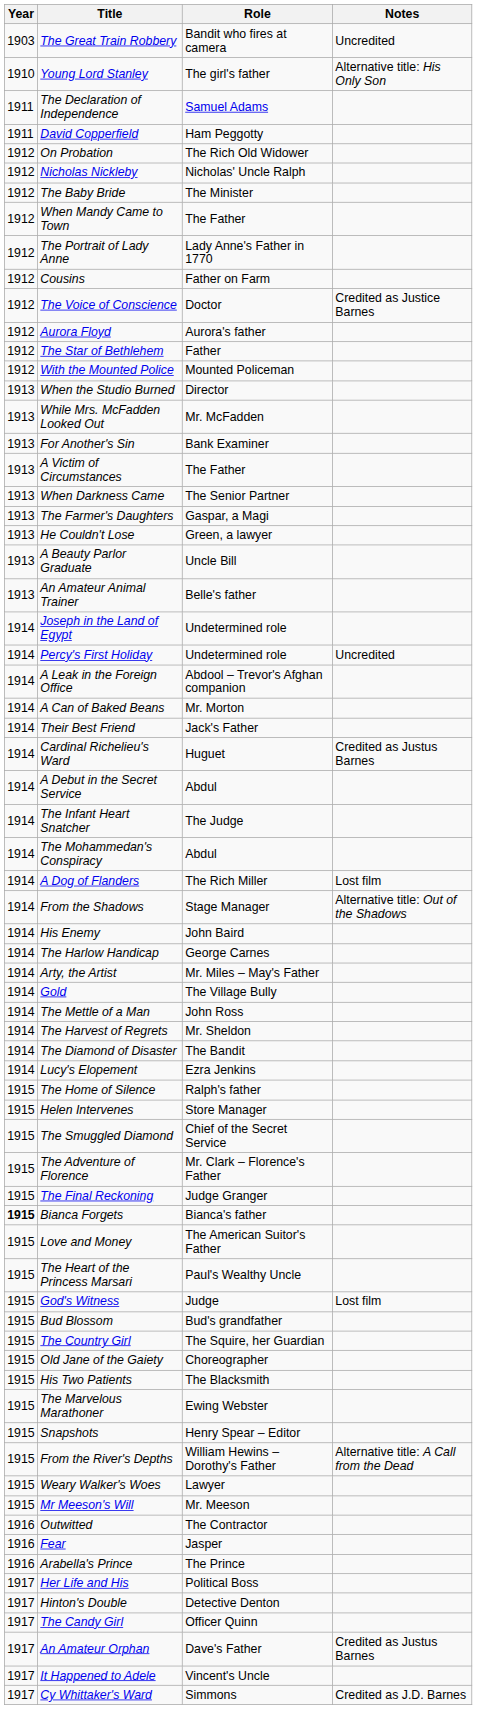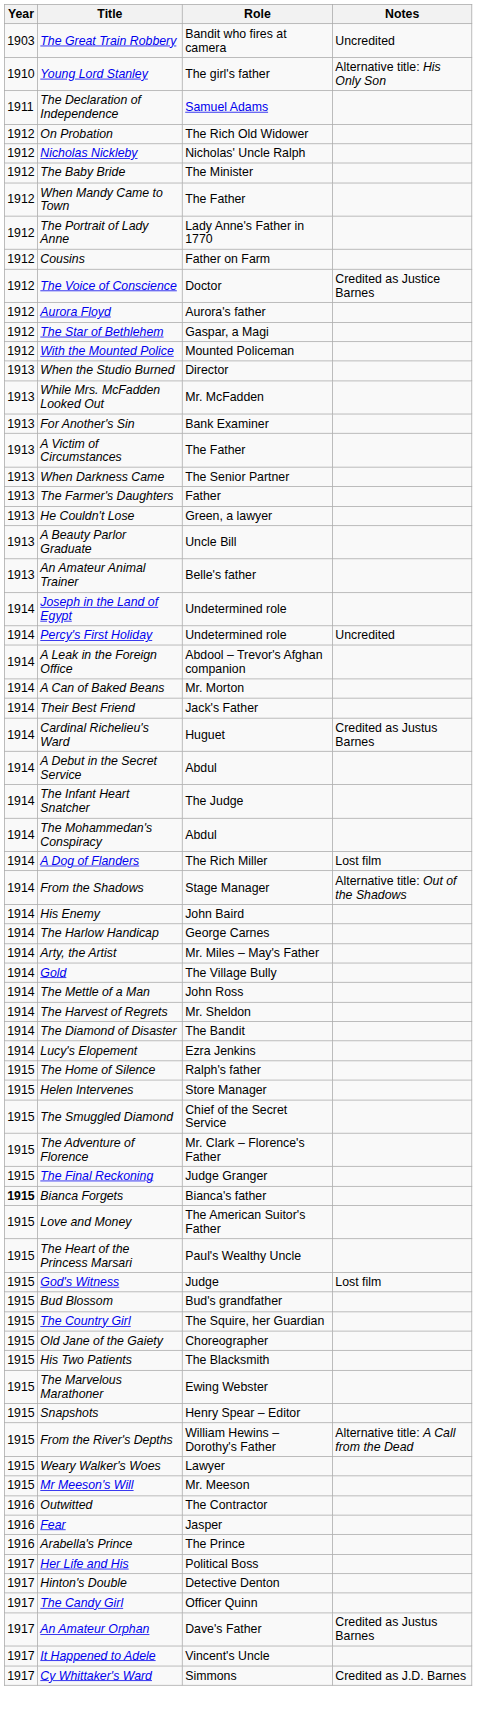- row: (89, 134)
(203, 351) Father -> (227, 331) Gaspar, a Magi
(227, 515) Gaspar, a Magi -> (203, 496) Father
